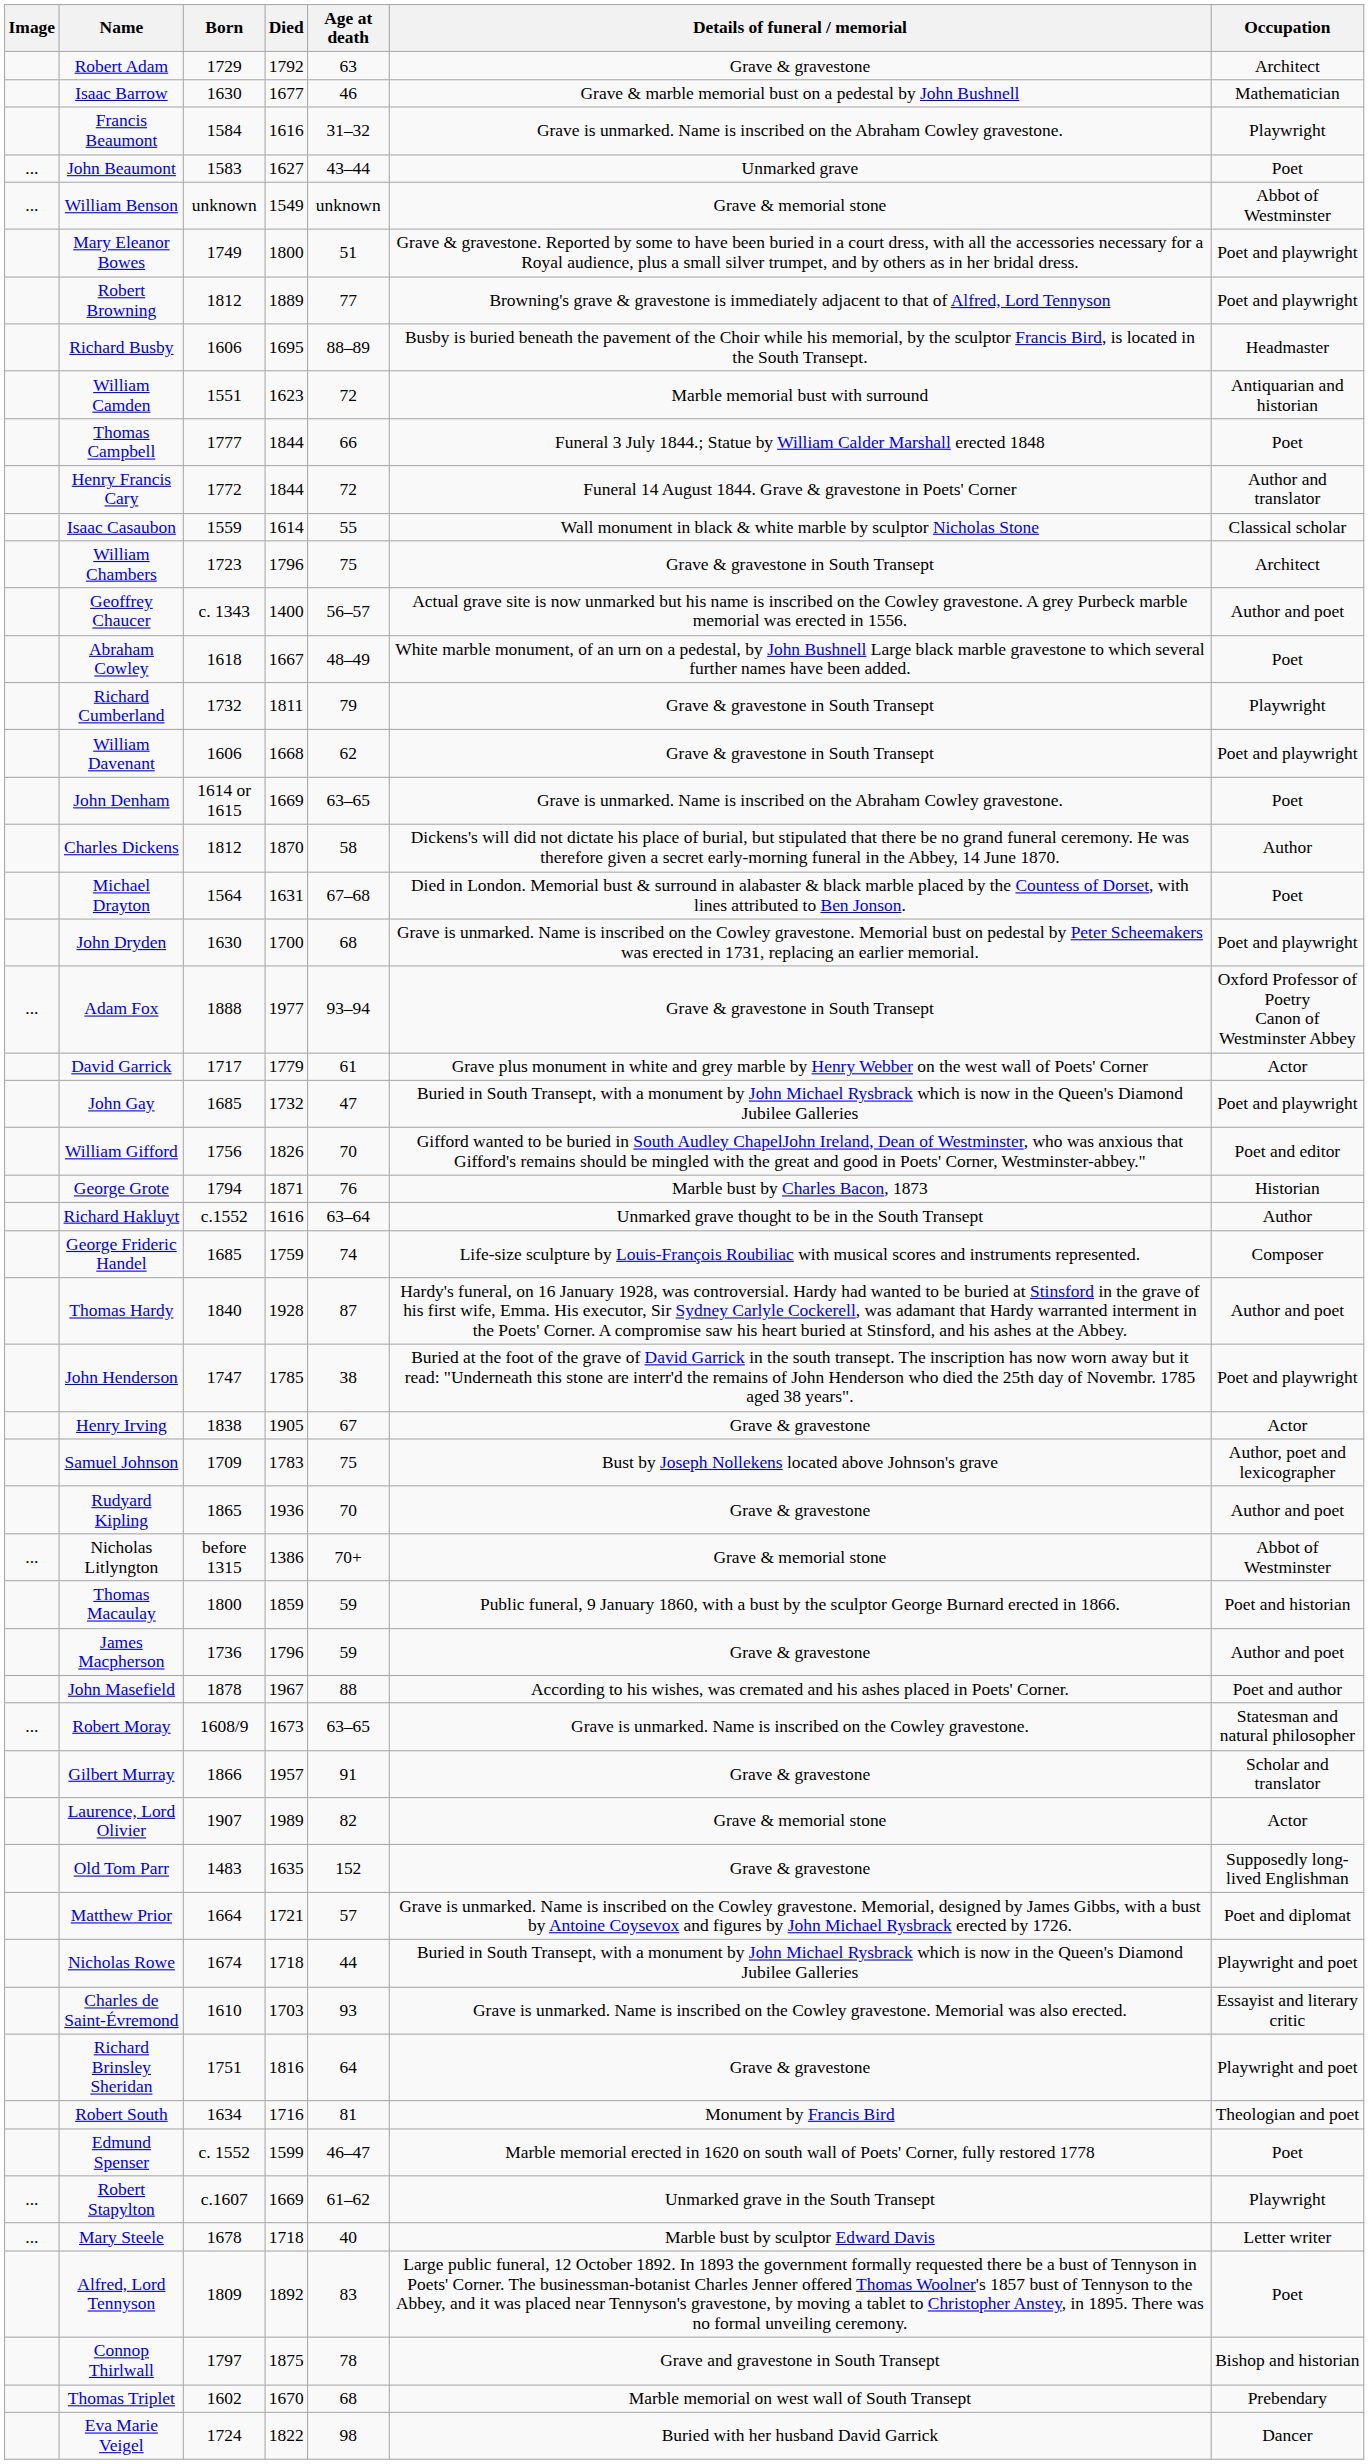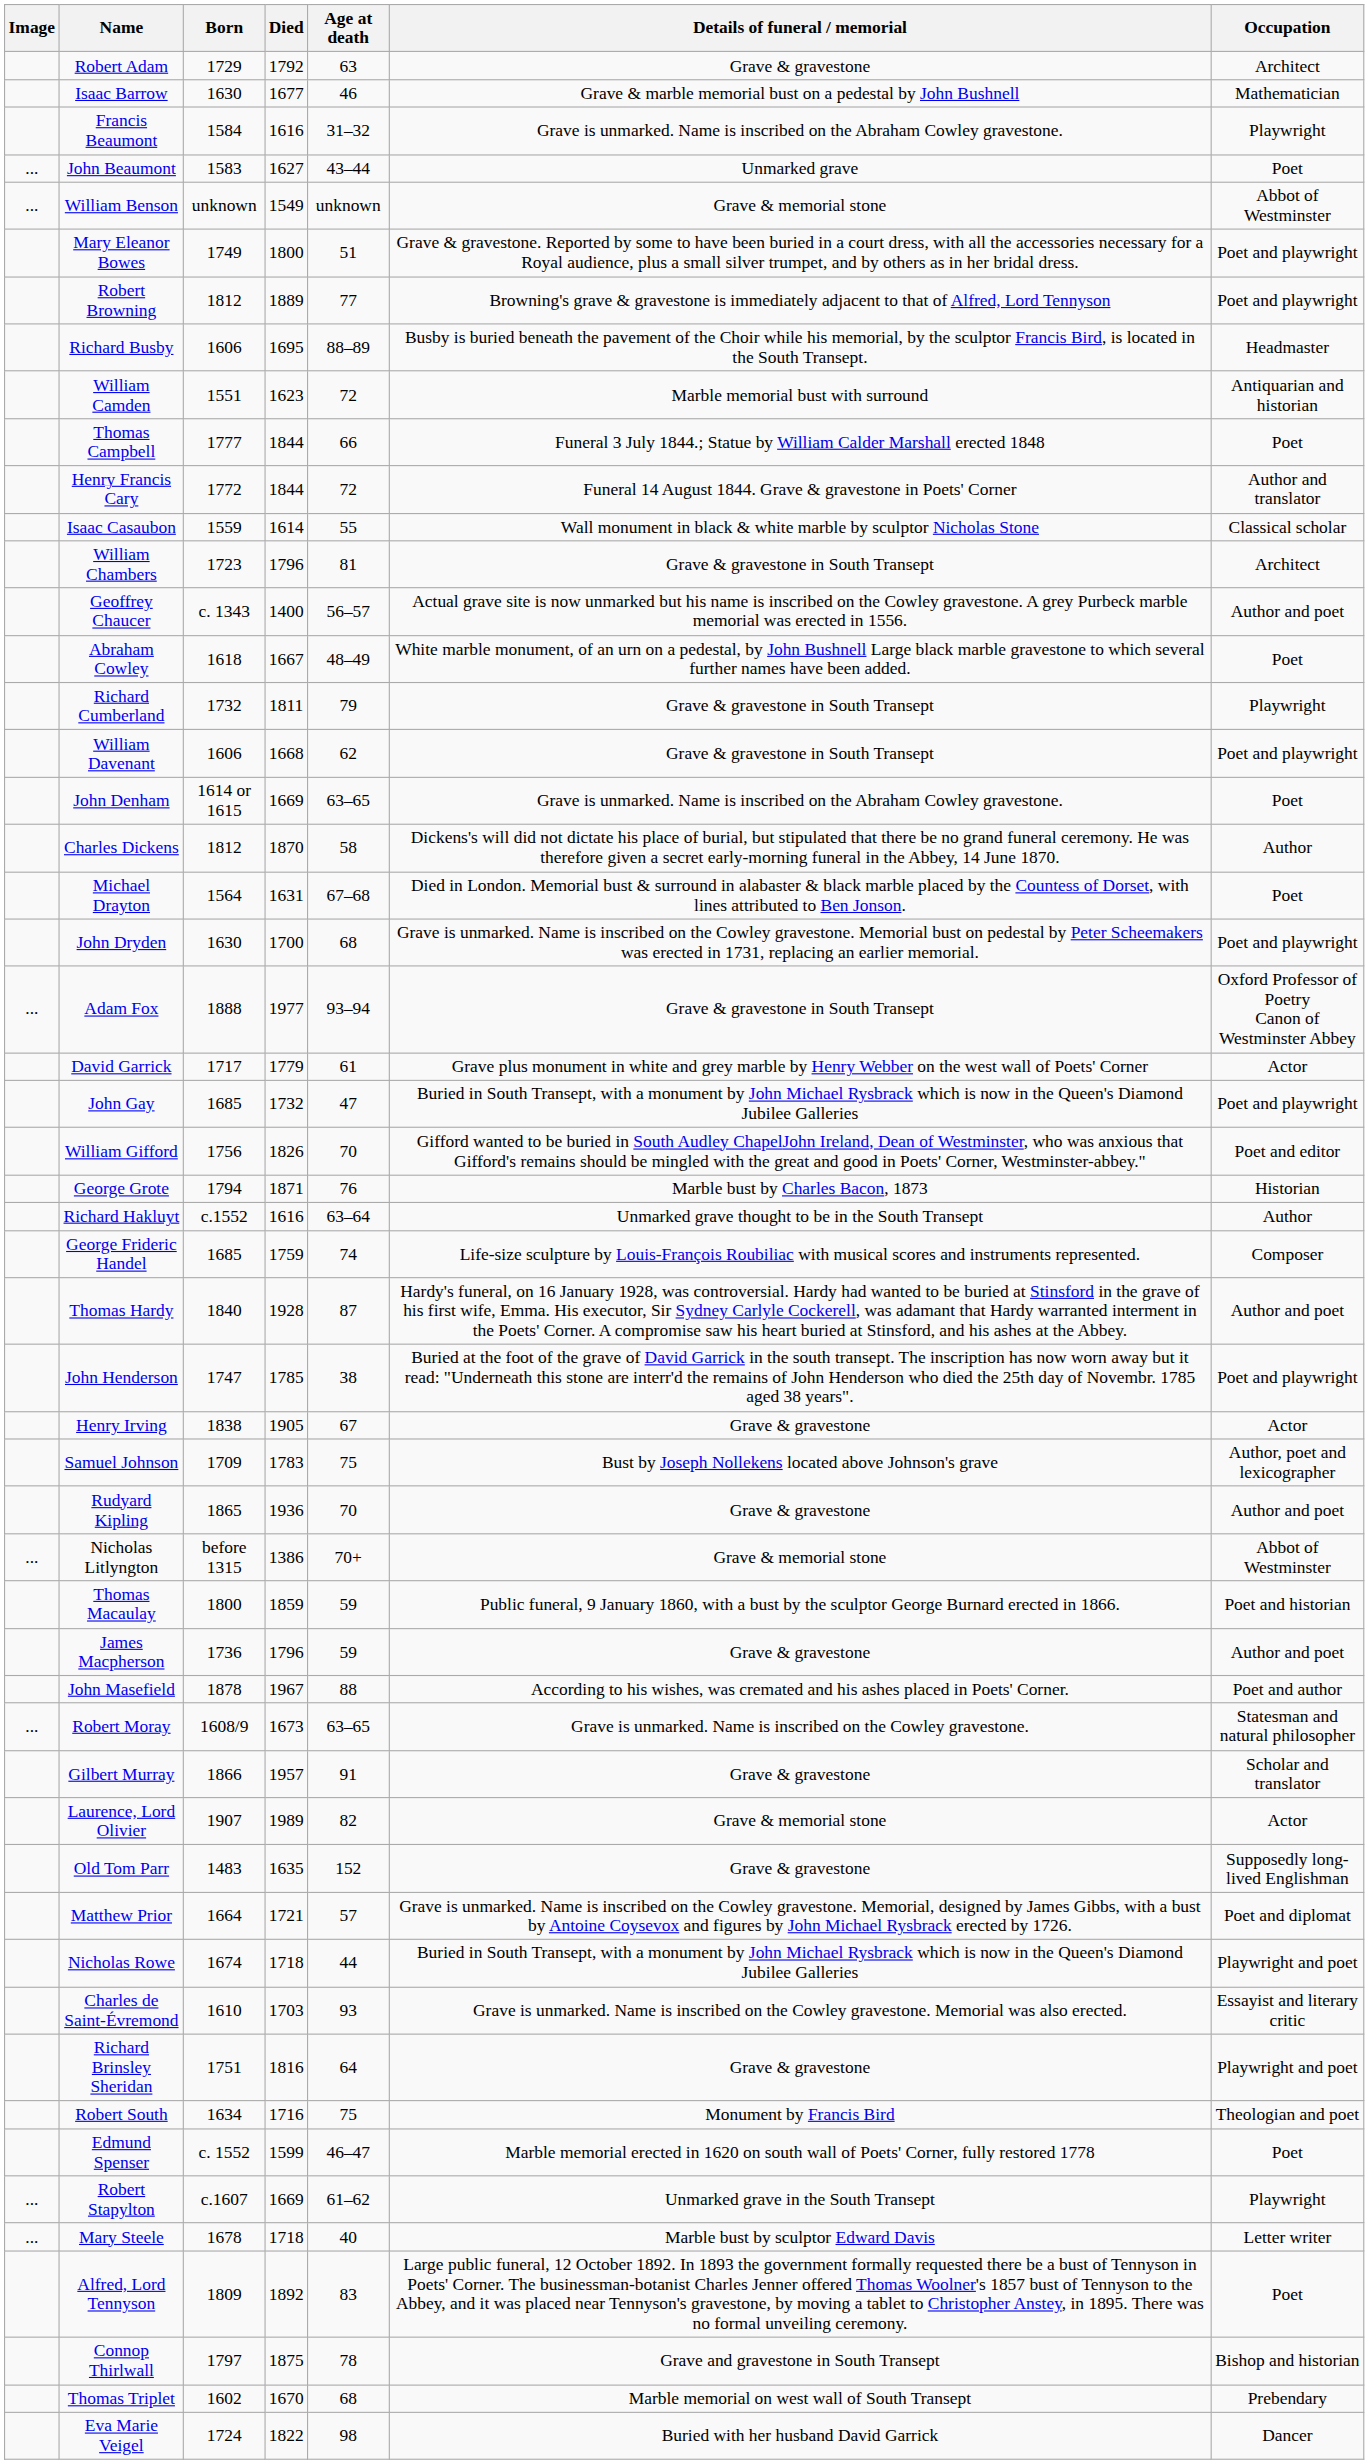(348, 564) 75 -> (348, 564) 81
(348, 2114) 81 -> (348, 2114) 75
